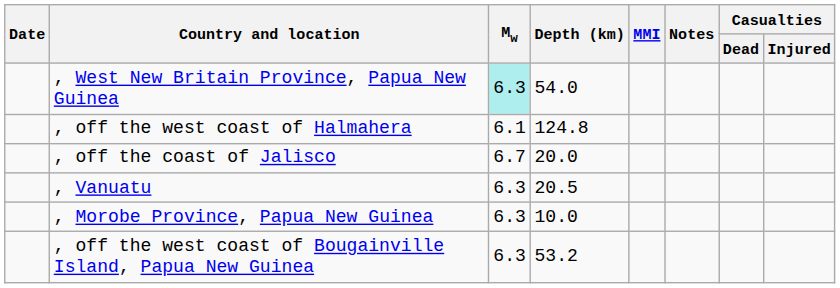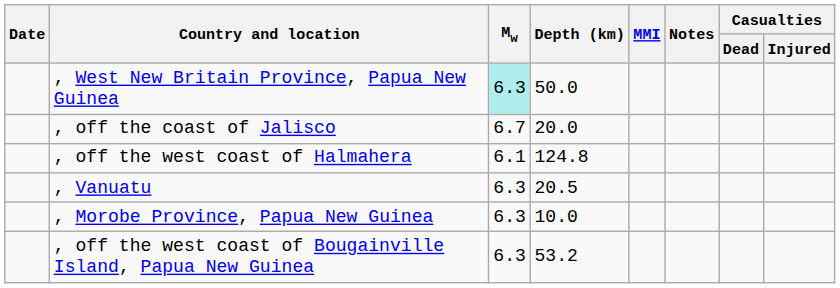(556, 89) 54.0 -> (556, 89) 50.0
rows swapped: (233, 129) <-> (195, 158)
